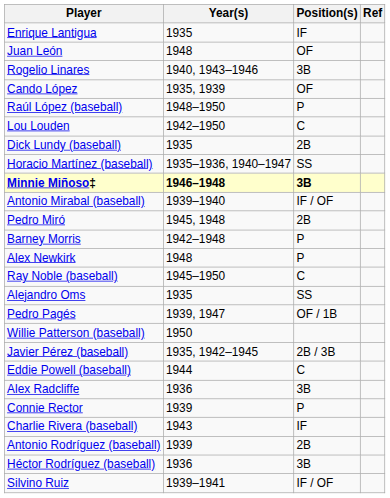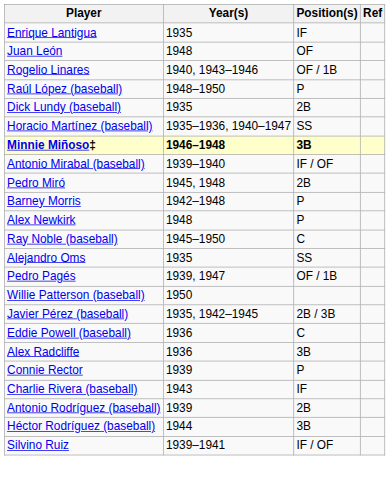(304, 70) 3B -> (317, 70) OF / 1B
- row: (42, 88)
- row: (38, 126)
(179, 370) 1944 -> (179, 333) 1936
(179, 464) 1936 -> (179, 426) 1944
